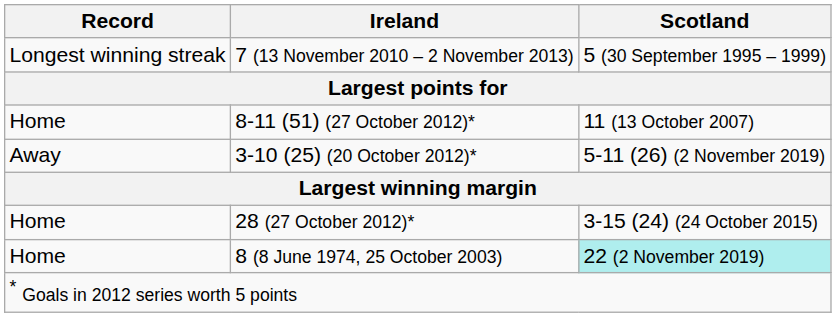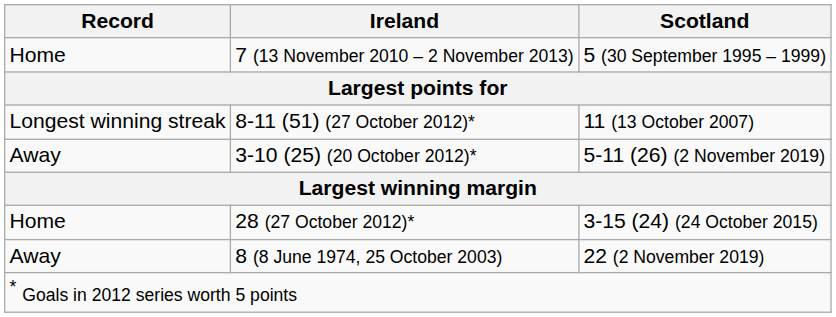(118, 54) Longest winning streak -> (38, 54) Home
(38, 121) Home -> (118, 121) Longest winning streak
(38, 255) Home -> (35, 255) Away
(674, 255) paleturquoise background -> (674, 255) no background
